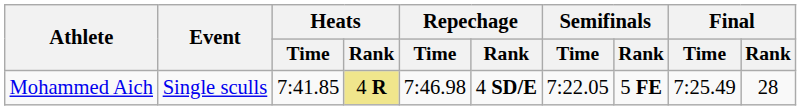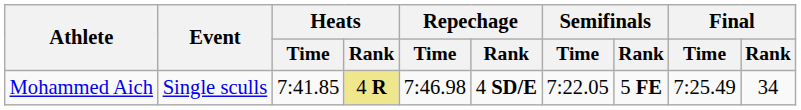(768, 87) 28 -> (768, 87) 34
